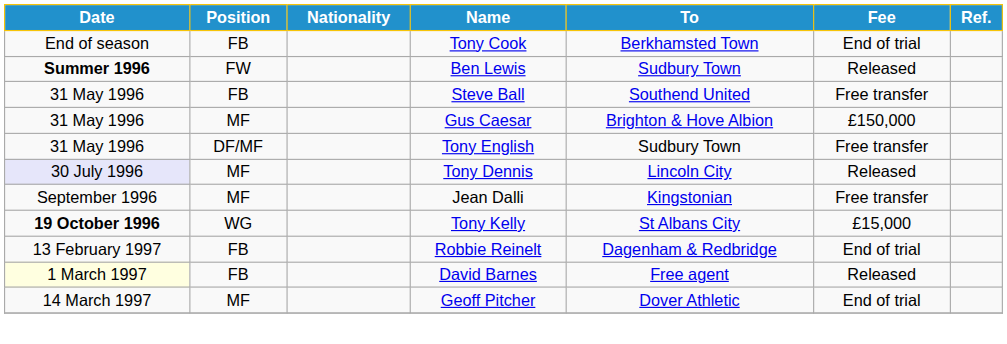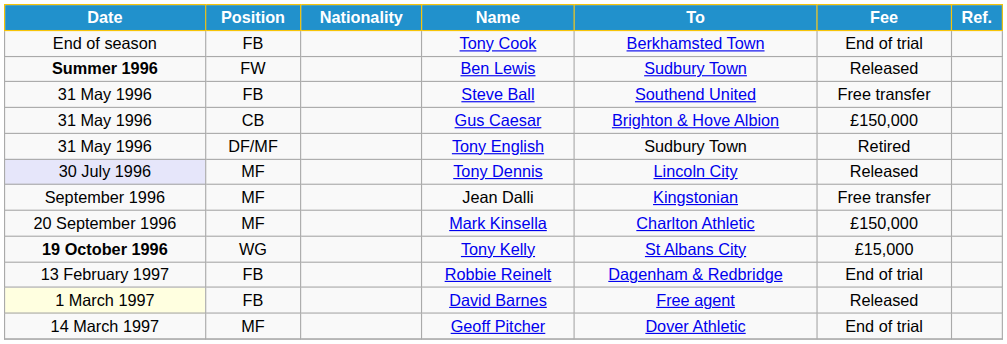(238, 121) MF -> (253, 121) CB
(882, 146) Free transfer -> (884, 146) Retired
+ row: (498, 223)
